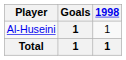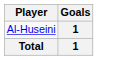- column: (107, 13)
